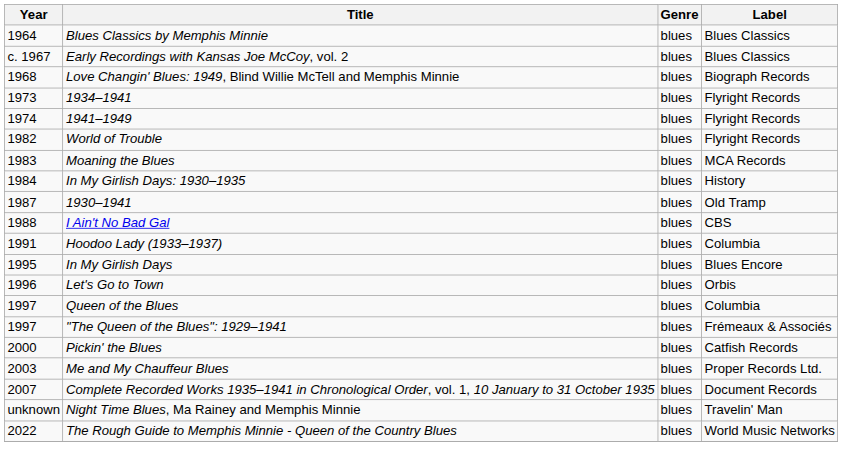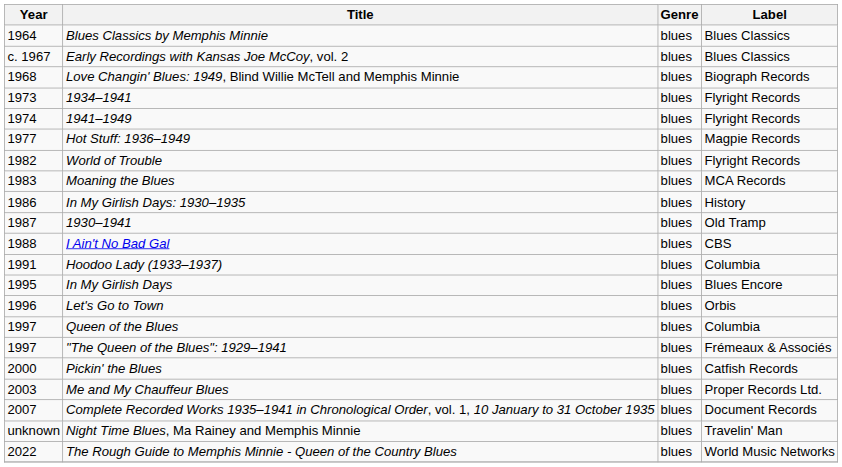+ row: (128, 139)
(22, 181) 1984 -> (22, 202) 1986
